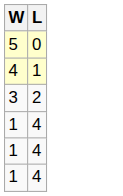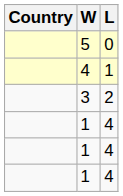+ column: (41, 17)
